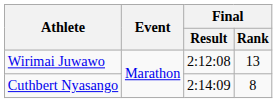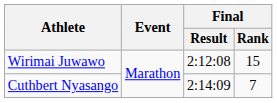(253, 62) 13 -> (253, 62) 15
(253, 85) 8 -> (253, 85) 7
